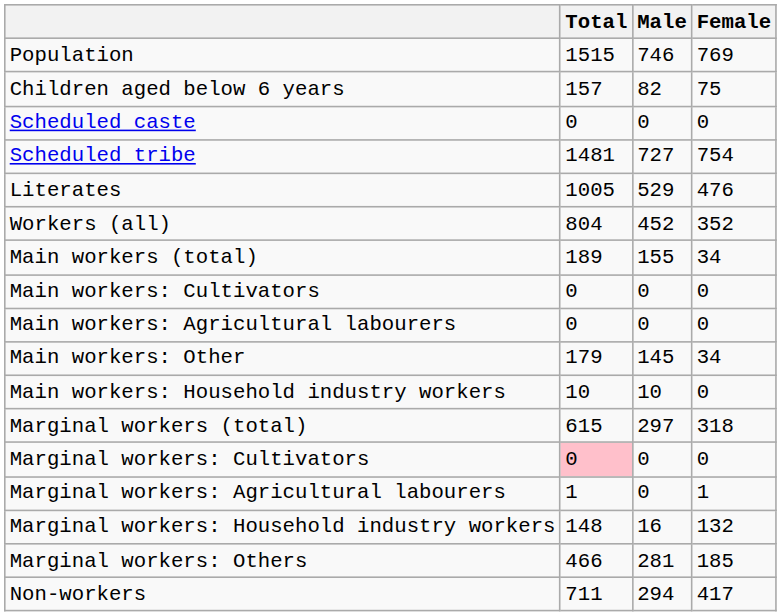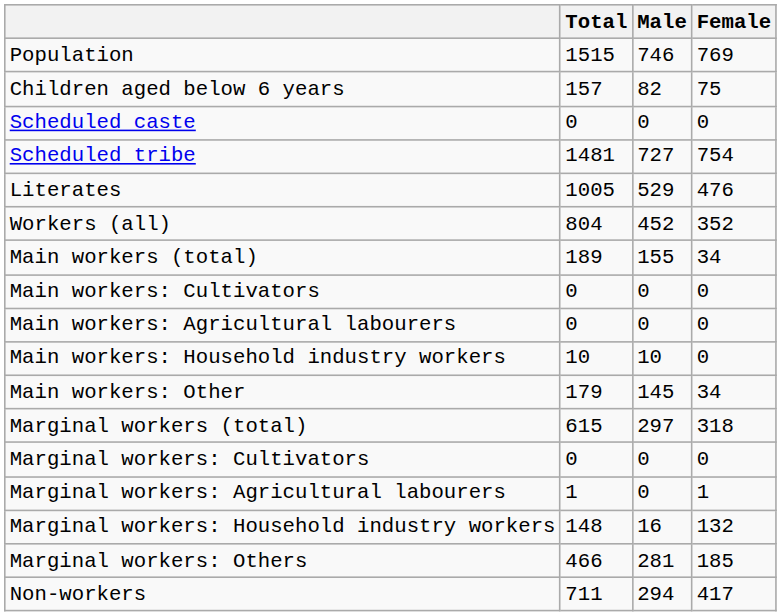rows swapped: (258, 392) <-> (128, 359)
(572, 460) pink background -> (572, 460) no background
